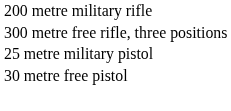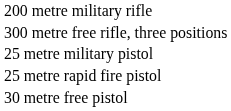+ row: (83, 76)
